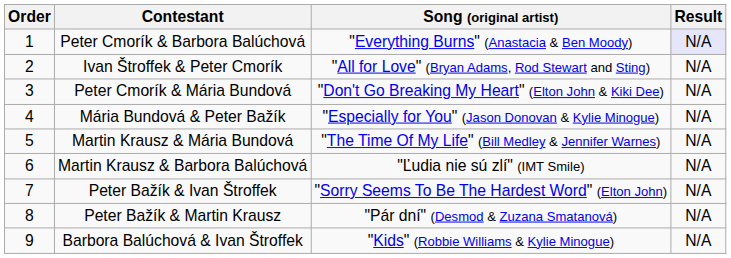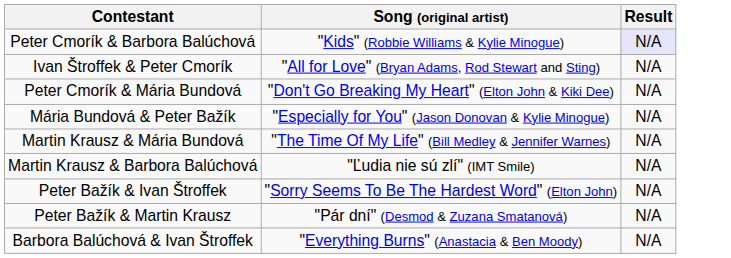- column: (29, 16)
(491, 41) "Everything Burns" (Anastacia & Ben Moody) -> (441, 41) "Kids" (Robbie Williams & Kylie Minogue)
(491, 240) "Kids" (Robbie Williams & Kylie Minogue) -> (441, 240) "Everything Burns" (Anastacia & Ben Moody)
